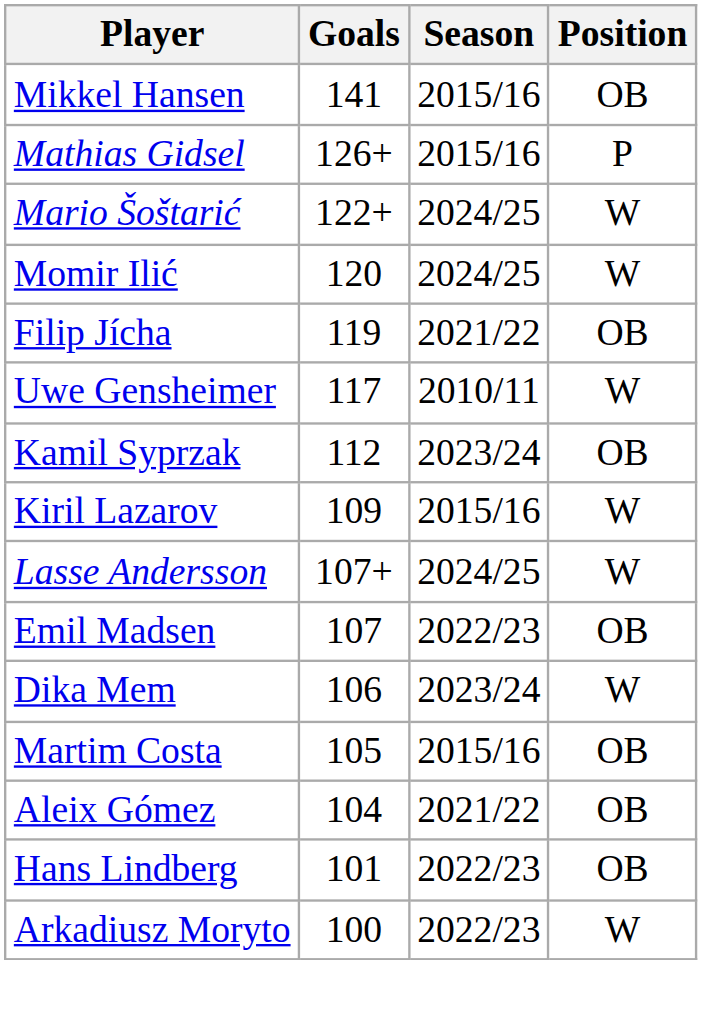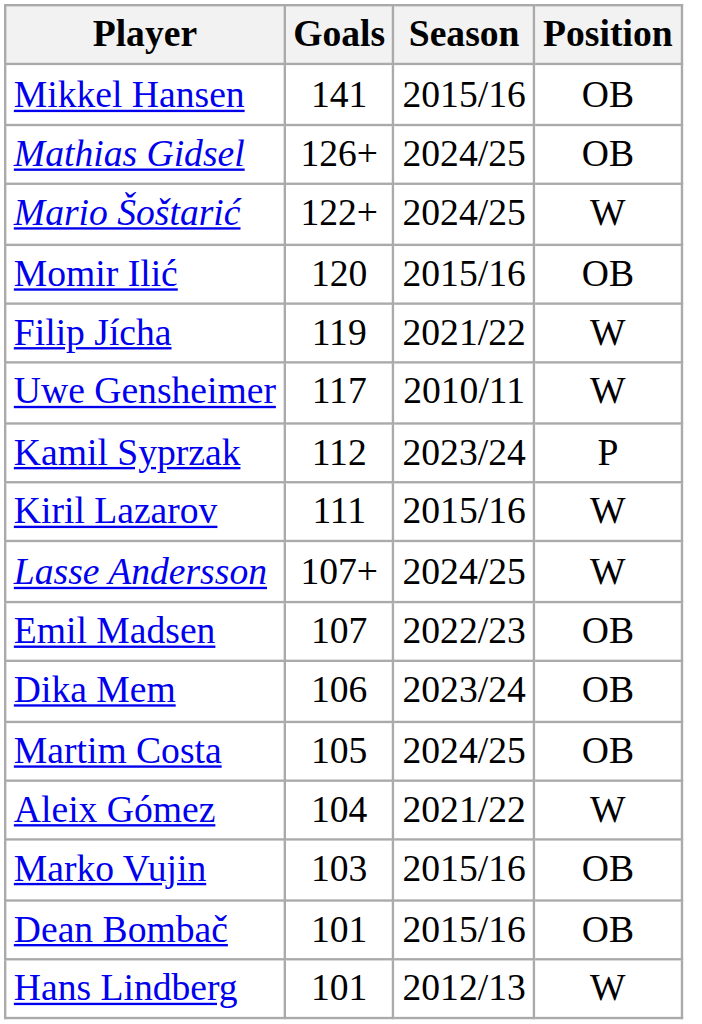(479, 153) 2015/16 -> (464, 153) 2024/25
(623, 153) P -> (608, 153) OB
(479, 272) 2024/25 -> (464, 272) 2015/16
(623, 272) W -> (608, 272) OB
(623, 332) OB -> (608, 332) W
(623, 451) OB -> (608, 451) P
(354, 511) 109 -> (339, 511) 111
(623, 690) W -> (608, 690) OB
(479, 749) 2015/16 -> (464, 749) 2024/25
(623, 809) OB -> (608, 809) W
+ row: (110, 869)
+ row: (121, 928)
(479, 869) 2022/23 -> (464, 988) 2012/13
(623, 869) OB -> (608, 988) W
- row: (152, 928)
